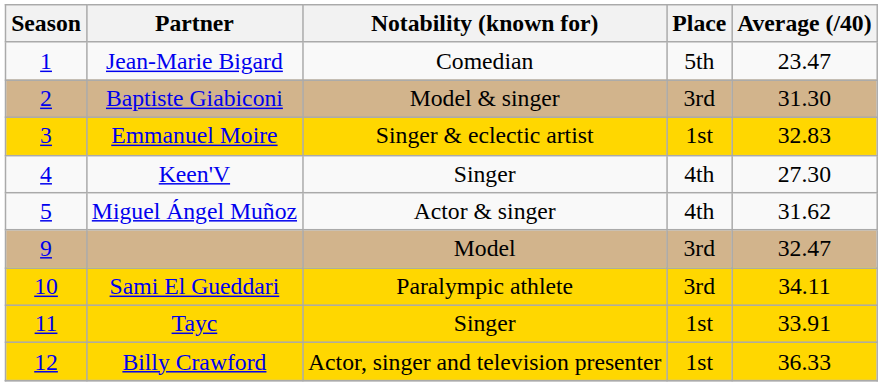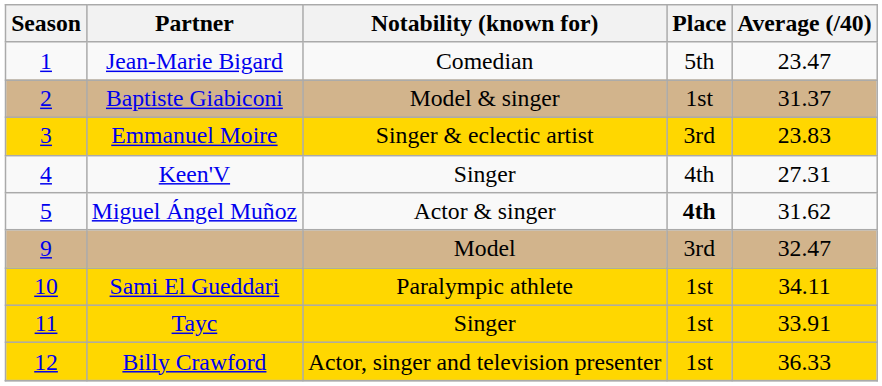(699, 98) 3rd -> (699, 98) 1st
(804, 98) 31.30 -> (804, 98) 31.37
(699, 135) 1st -> (699, 135) 3rd
(804, 135) 32.83 -> (804, 135) 23.83
(804, 173) 27.30 -> (804, 173) 27.31
(699, 211) normal -> (699, 211) bold
(699, 286) 3rd -> (699, 286) 1st
